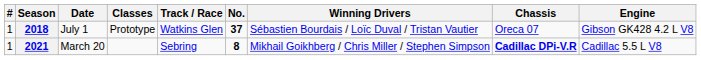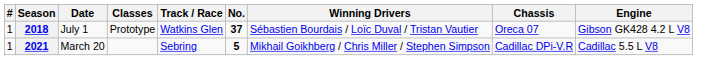(236, 47) 8 -> (236, 47) 5
(536, 47) bold -> (534, 47) normal
